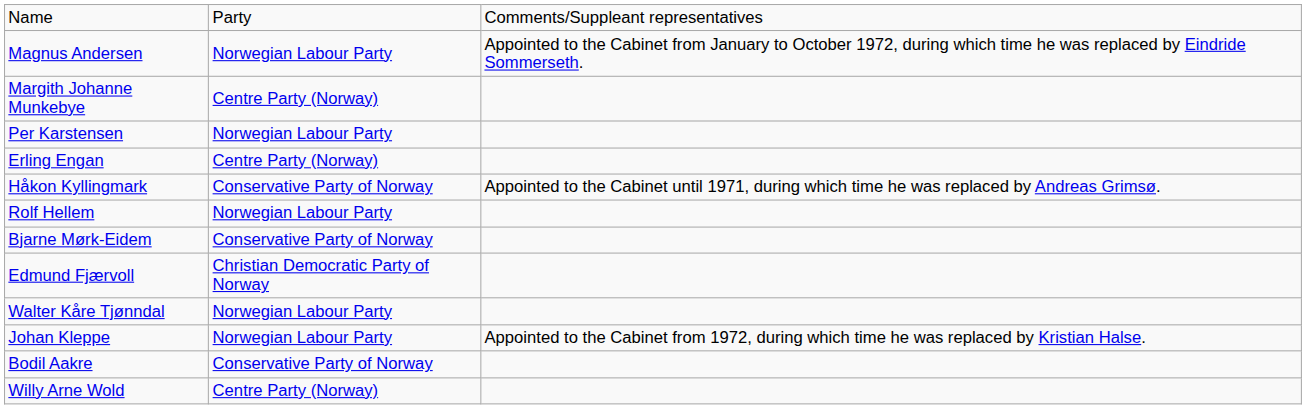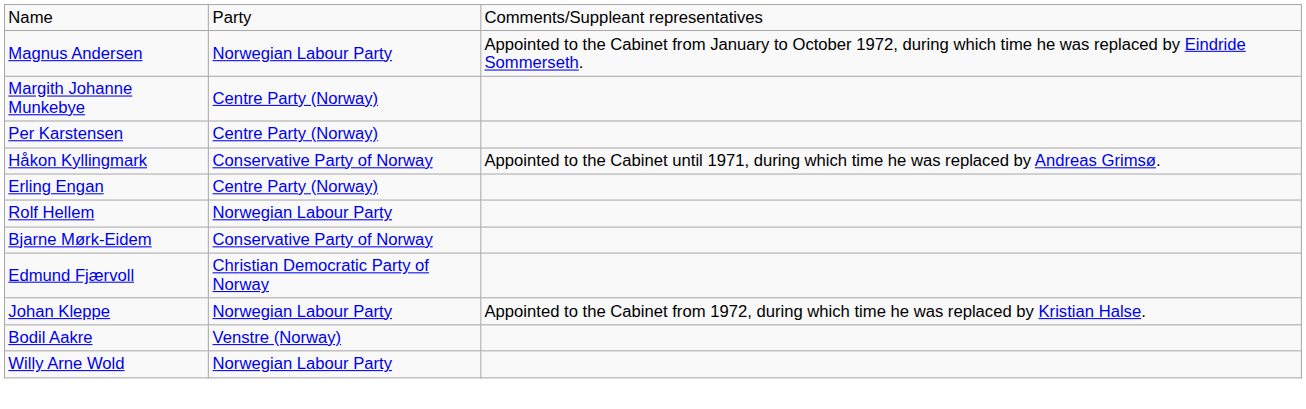(302, 134) Norwegian Labour Party -> (295, 134) Centre Party (Norway)
rows swapped: (78, 187) <-> (56, 160)
- row: (87, 311)
(323, 364) Conservative Party of Norway -> (277, 337) Venstre (Norway)
(295, 390) Centre Party (Norway) -> (302, 364) Norwegian Labour Party
